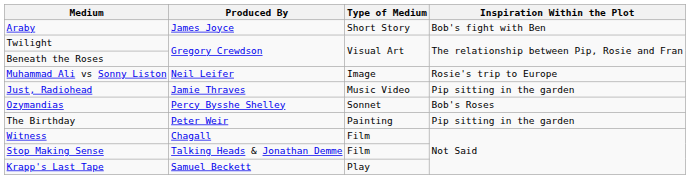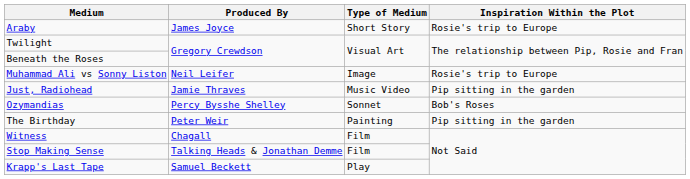(489, 28) Bob's fight with Ben -> (494, 28) Rosie's trip to Europe
